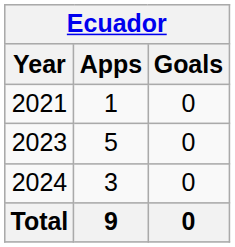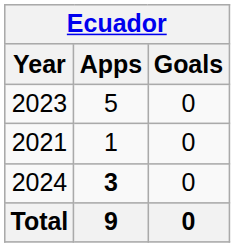rows swapped: (39, 103) <-> (39, 143)
(111, 182) normal -> (111, 182) bold
